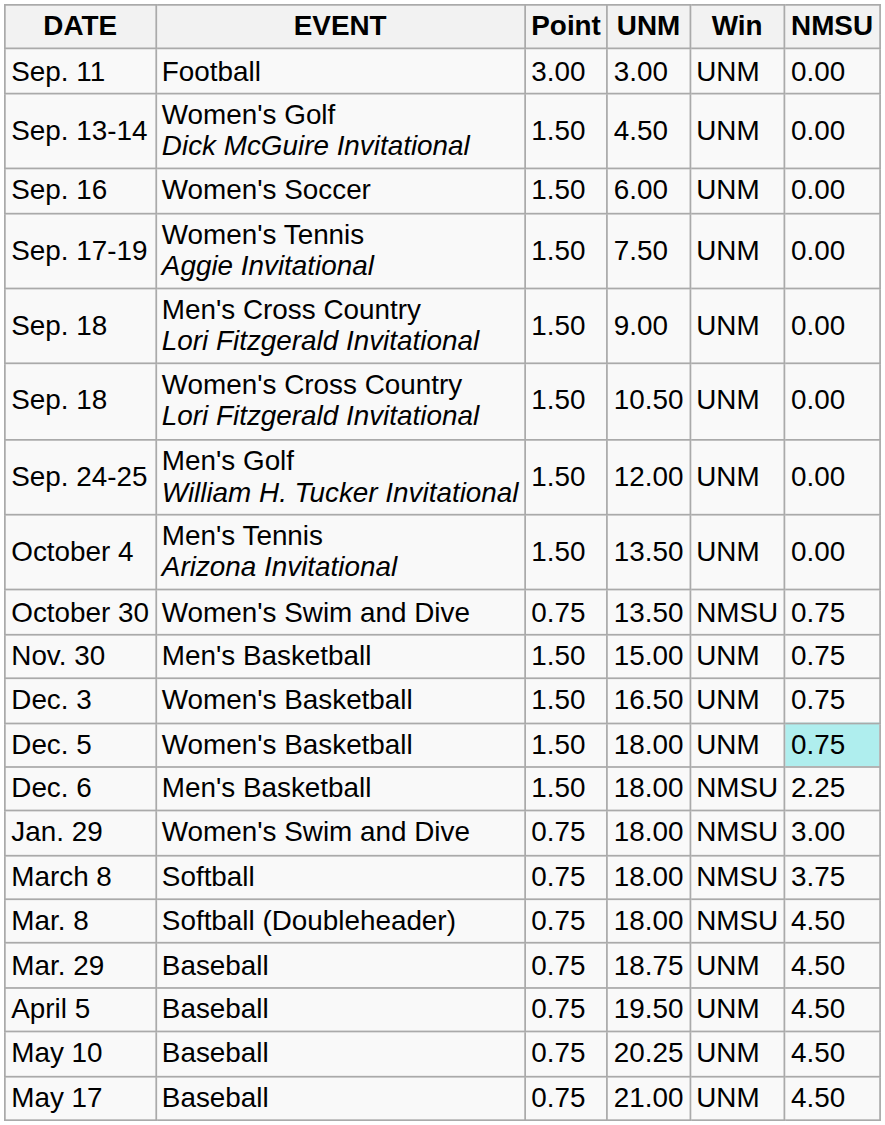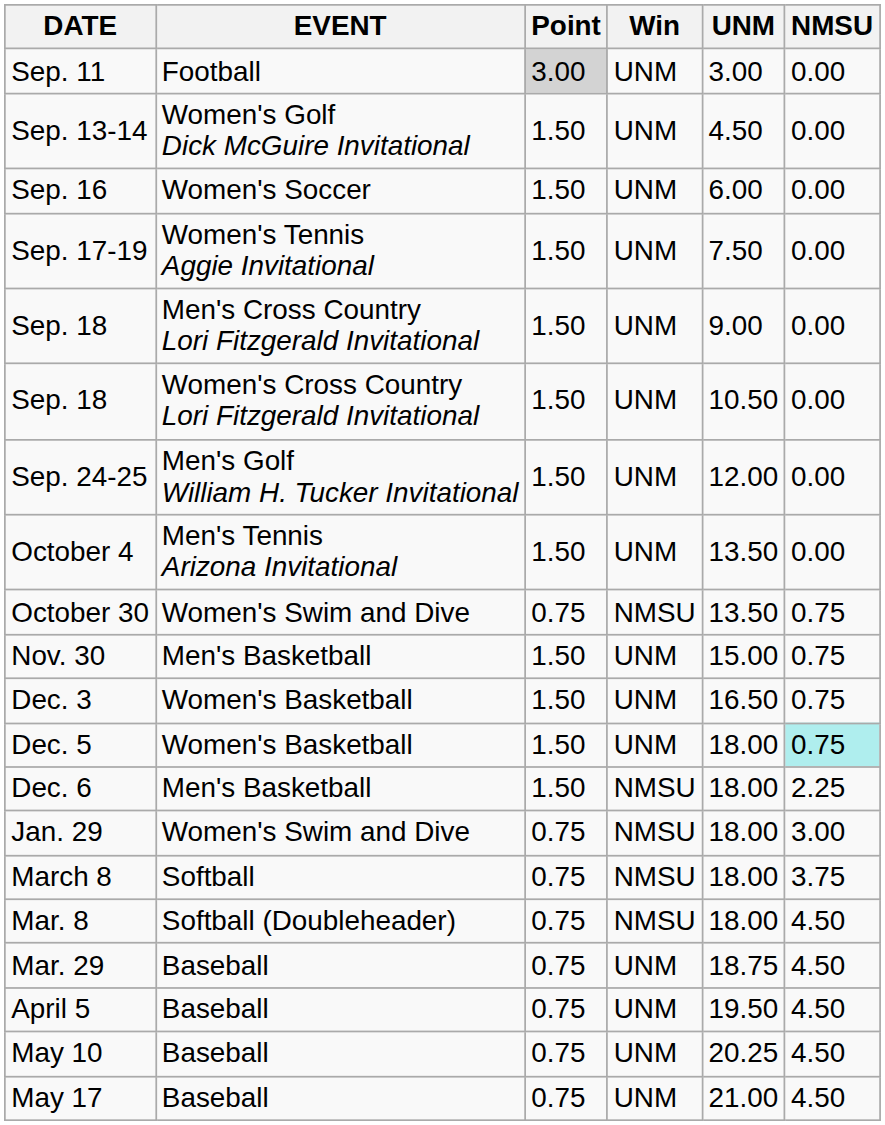columns swapped: (737, 26) <-> (649, 26)
(558, 70) no background -> (558, 70) lightgrey background
